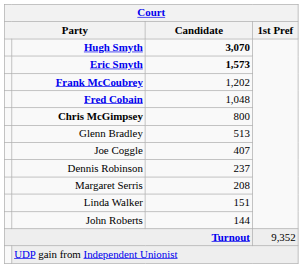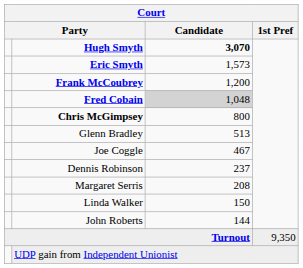(238, 64) bold -> (238, 64) normal
(238, 82) 1,202 -> (238, 82) 1,200
(238, 99) no background -> (238, 99) lightgrey background
(242, 151) 407 -> (242, 151) 467
(242, 202) 151 -> (242, 202) 150
(283, 237) 9,352 -> (283, 237) 9,350
